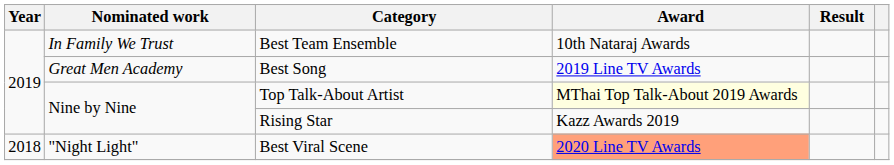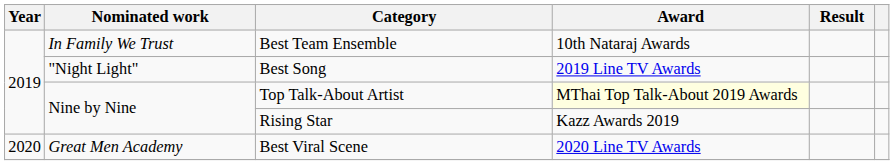(116, 69) Great Men Academy -> (93, 69) "Night Light"
(25, 146) 2018 -> (25, 146) 2020
(93, 146) "Night Light" -> (116, 146) Great Men Academy
(629, 146) lightsalmon background -> (629, 146) no background
